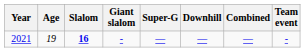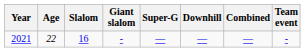(51, 39) 19 -> (51, 39) 22
(84, 39) bold -> (84, 39) normal
